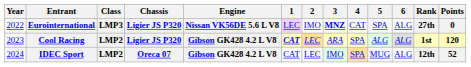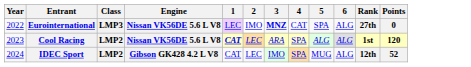- column: (154, 11)
(232, 39) Gibson GK428 4.2 L V8 -> (174, 39) Nissan VK56DE 5.6 L V8
